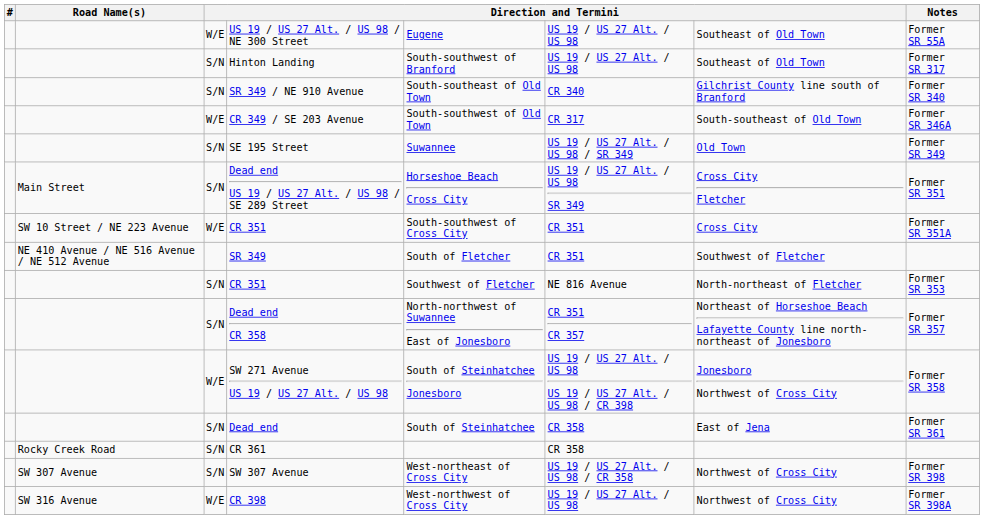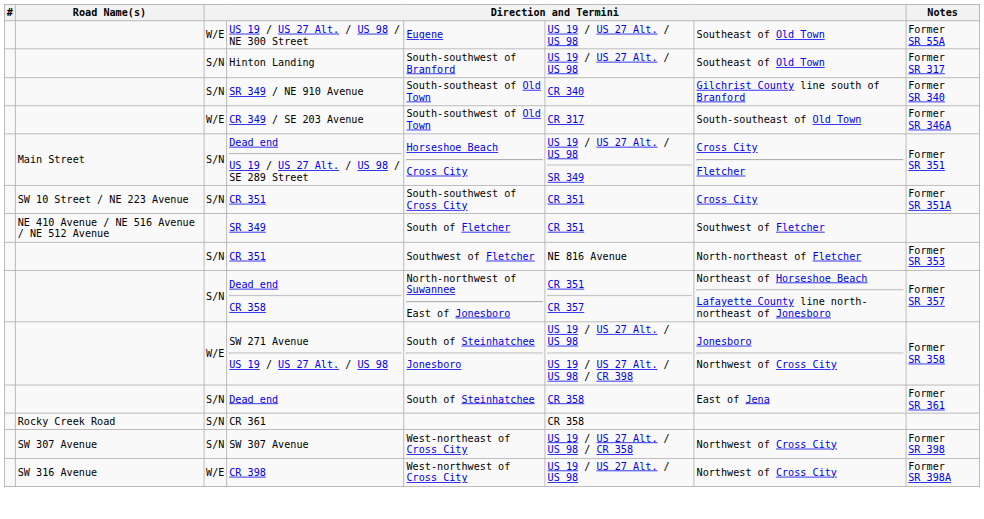- row: (110, 148)
(215, 228) W/E -> (215, 200) S/N
